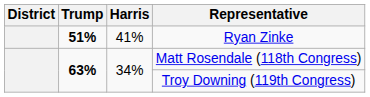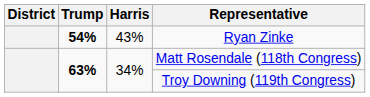(82, 37) 51% -> (82, 37) 54%
(130, 37) 41% -> (130, 37) 43%
